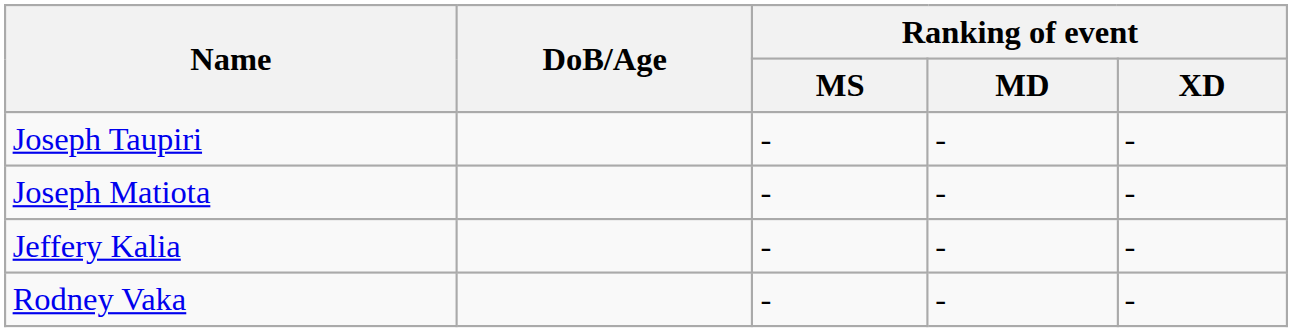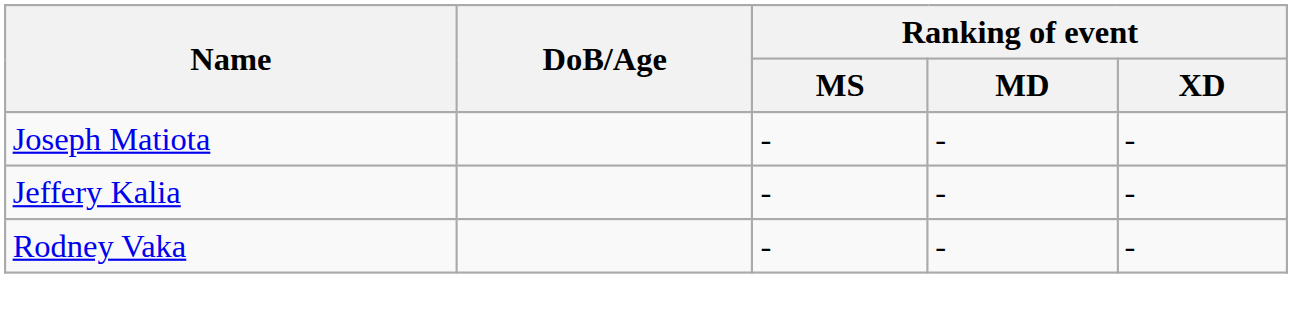- row: (107, 138)
